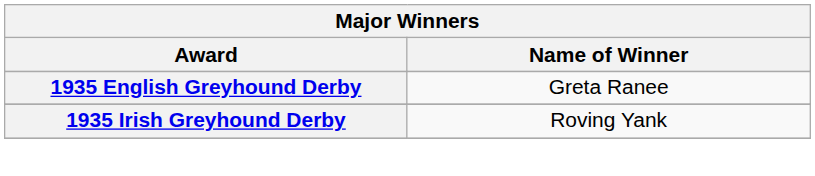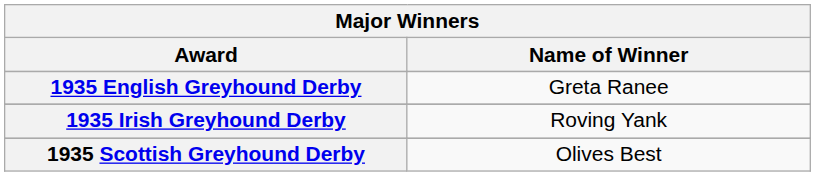+ row: (206, 154)
